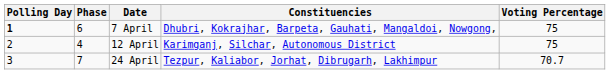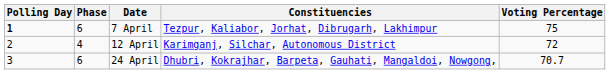(330, 29) Dhubri, Kokrajhar, Barpeta, Gauhati, Mangaldoi, Nowgong, -> (300, 29) Tezpur, Kaliabor, Jorhat, Dibrugarh, Lakhimpur
(552, 45) 75 -> (552, 45) 72
(80, 61) 7 -> (80, 61) 6
(300, 61) Tezpur, Kaliabor, Jorhat, Dibrugarh, Lakhimpur -> (330, 61) Dhubri, Kokrajhar, Barpeta, Gauhati, Mangaldoi, Nowgong,
